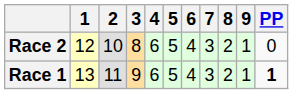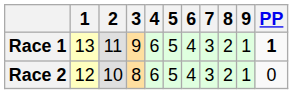rows swapped: (38, 74) <-> (38, 46)
